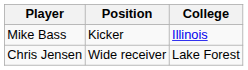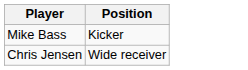- column: (206, 14)
